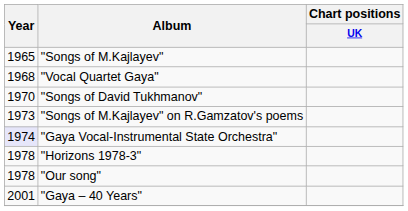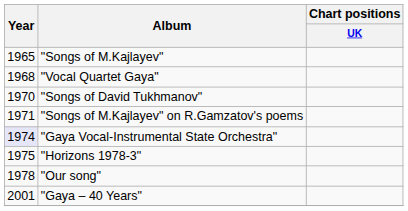(21, 116) 1973 -> (21, 116) 1971
(21, 156) 1978 -> (21, 156) 1975
